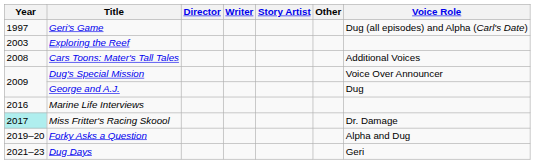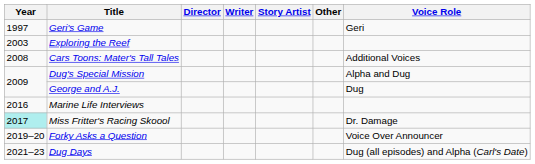(437, 27) Dug (all episodes) and Alpha (Carl's Date) -> (355, 27) Geri
(394, 74) Voice Over Announcer -> (378, 74) Alpha and Dug
(378, 136) Alpha and Dug -> (394, 136) Voice Over Announcer
(355, 151) Geri -> (437, 151) Dug (all episodes) and Alpha (Carl's Date)
